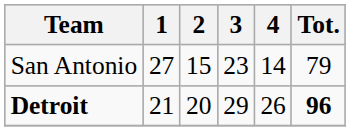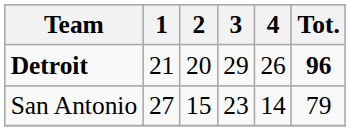rows swapped: (74, 65) <-> (49, 105)
